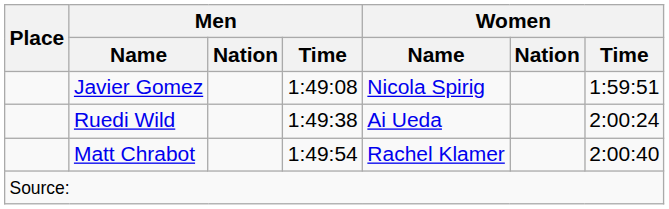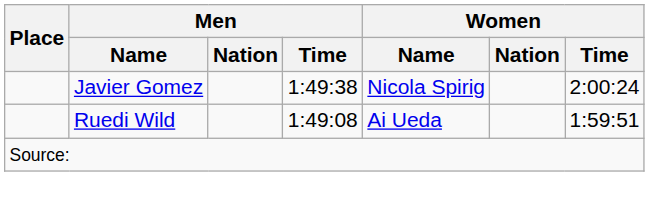(323, 87) 1:49:08 -> (323, 87) 1:49:38
(624, 87) 1:59:51 -> (605, 87) 2:00:24
(323, 120) 1:49:38 -> (323, 120) 1:49:08
(624, 120) 2:00:24 -> (605, 120) 1:59:51
- row: (134, 154)
